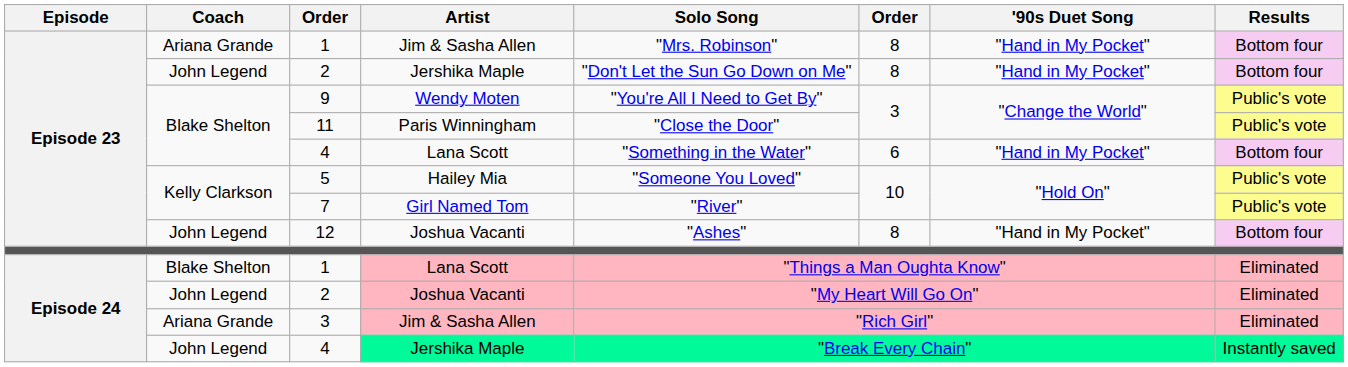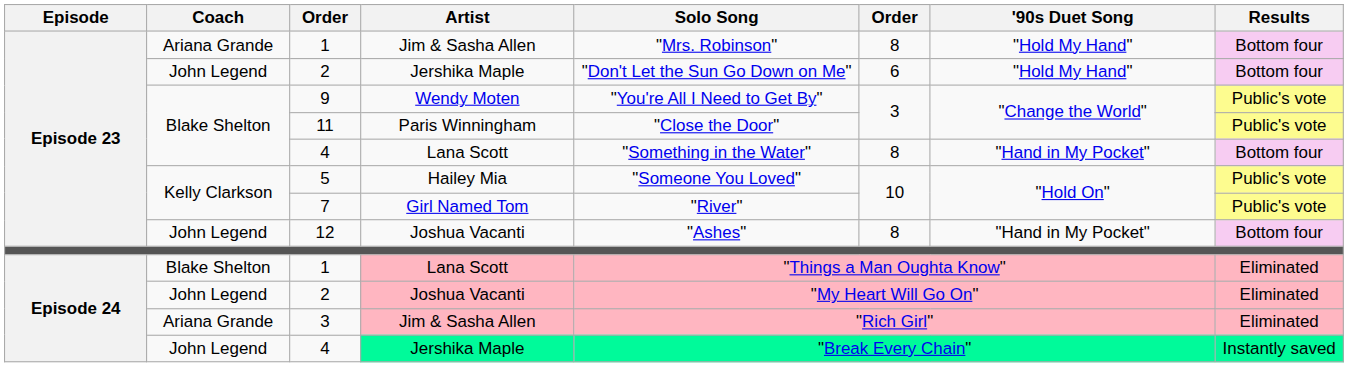(1073, 44) "Hand in My Pocket" -> (1073, 44) "Hold My Hand"
(895, 71) 8 -> (895, 71) 6
(1073, 71) "Hand in My Pocket" -> (1073, 71) "Hold My Hand"
(895, 152) 6 -> (895, 152) 8
